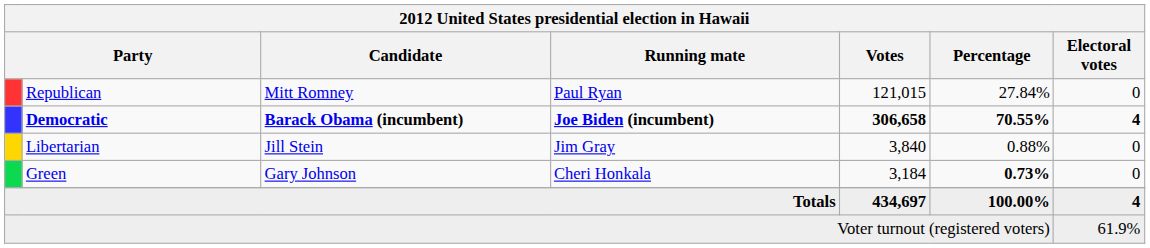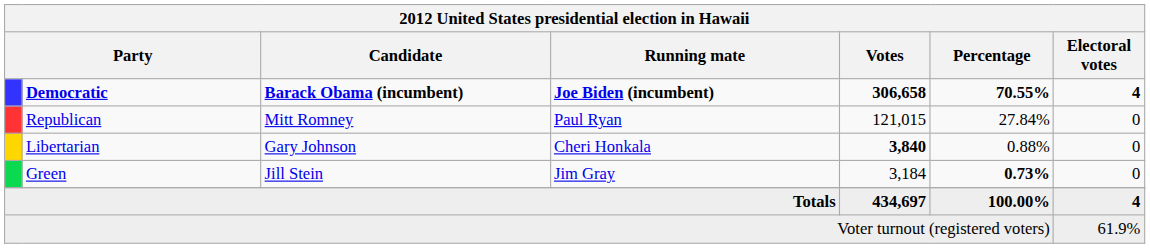rows swapped: (67, 119) <-> (64, 92)
(294, 147) Jill Stein -> (310, 147) Gary Johnson
(585, 147) Jim Gray -> (602, 147) Cheri Honkala
(908, 147) normal -> (908, 147) bold
(310, 174) Gary Johnson -> (294, 174) Jill Stein
(602, 174) Cheri Honkala -> (585, 174) Jim Gray
